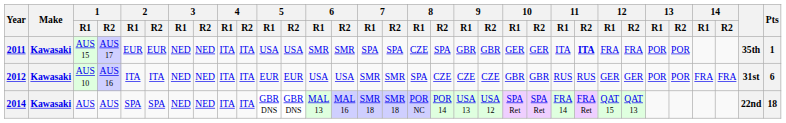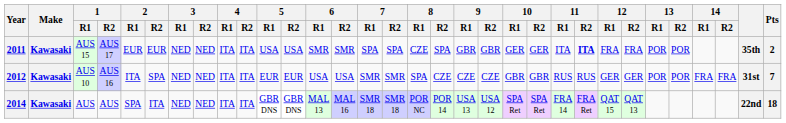(772, 50) 1 -> (772, 50) 2
(157, 77) ITA -> (157, 77) SPA
(772, 77) 6 -> (772, 77) 7
(157, 104) SPA -> (157, 104) ITA
